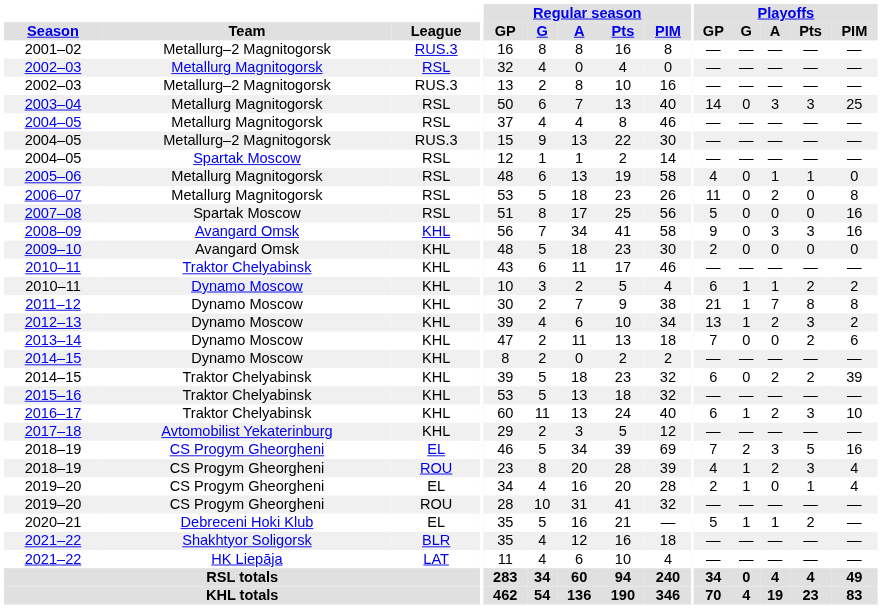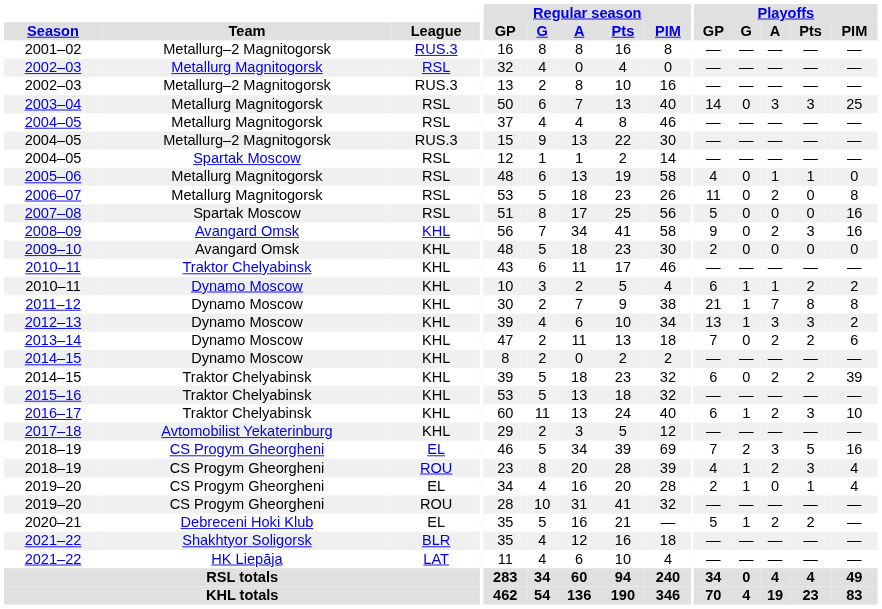(775, 231) 3 -> (775, 231) 2
(775, 322) 2 -> (775, 322) 3
(775, 340) 0 -> (775, 340) 2
(775, 522) 1 -> (775, 522) 2
